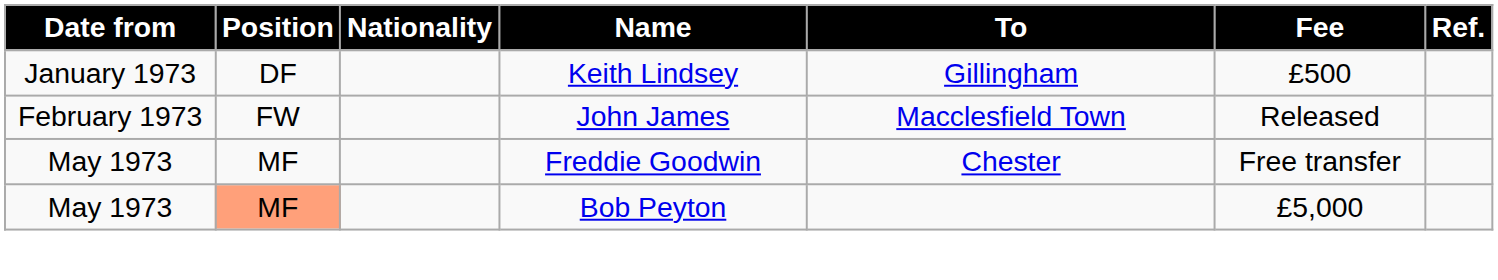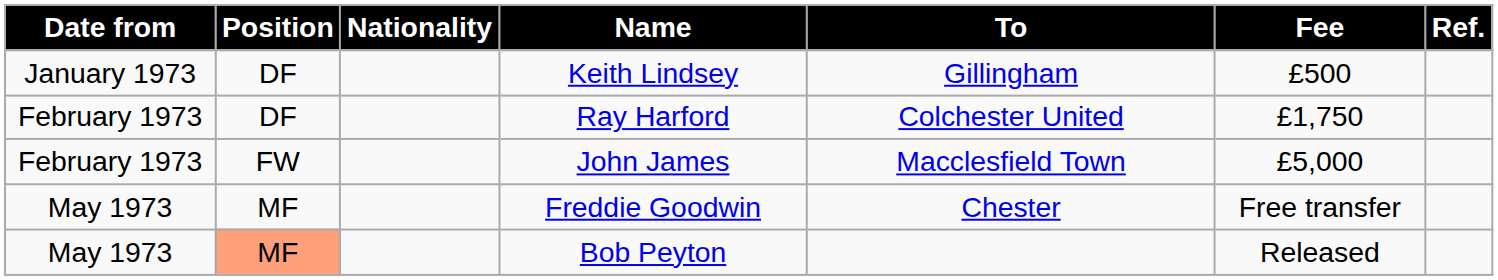+ row: (653, 117)
(1320, 117) Released -> (1320, 162) £5,000
(1320, 207) £5,000 -> (1320, 252) Released
